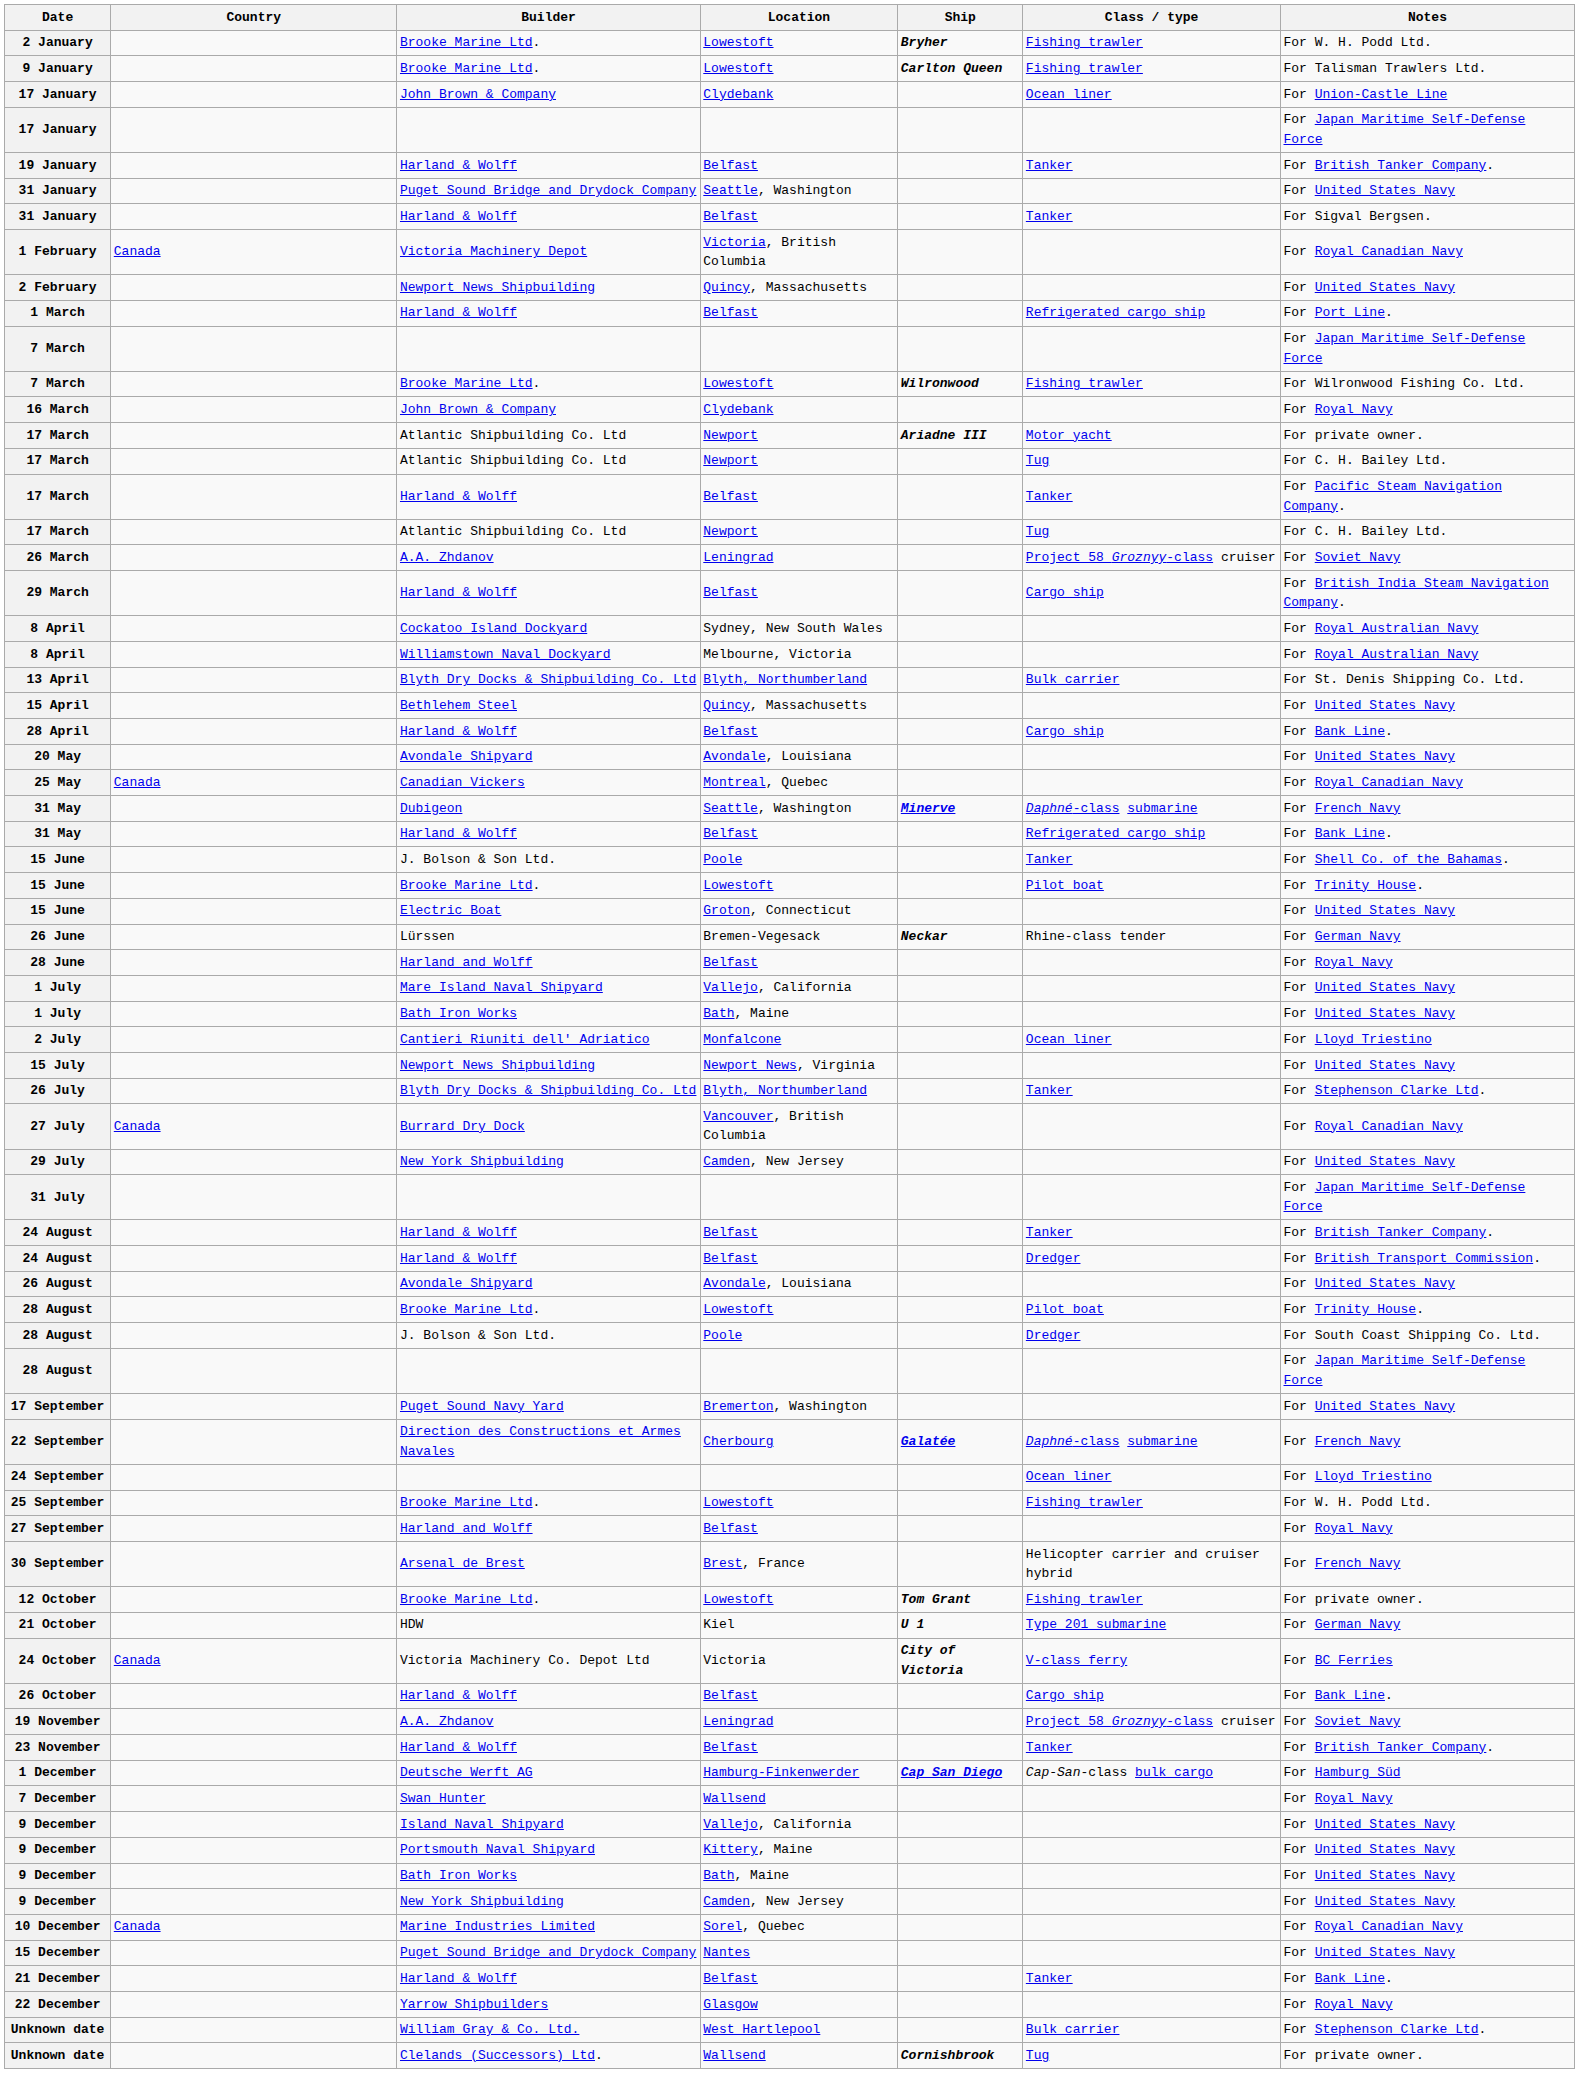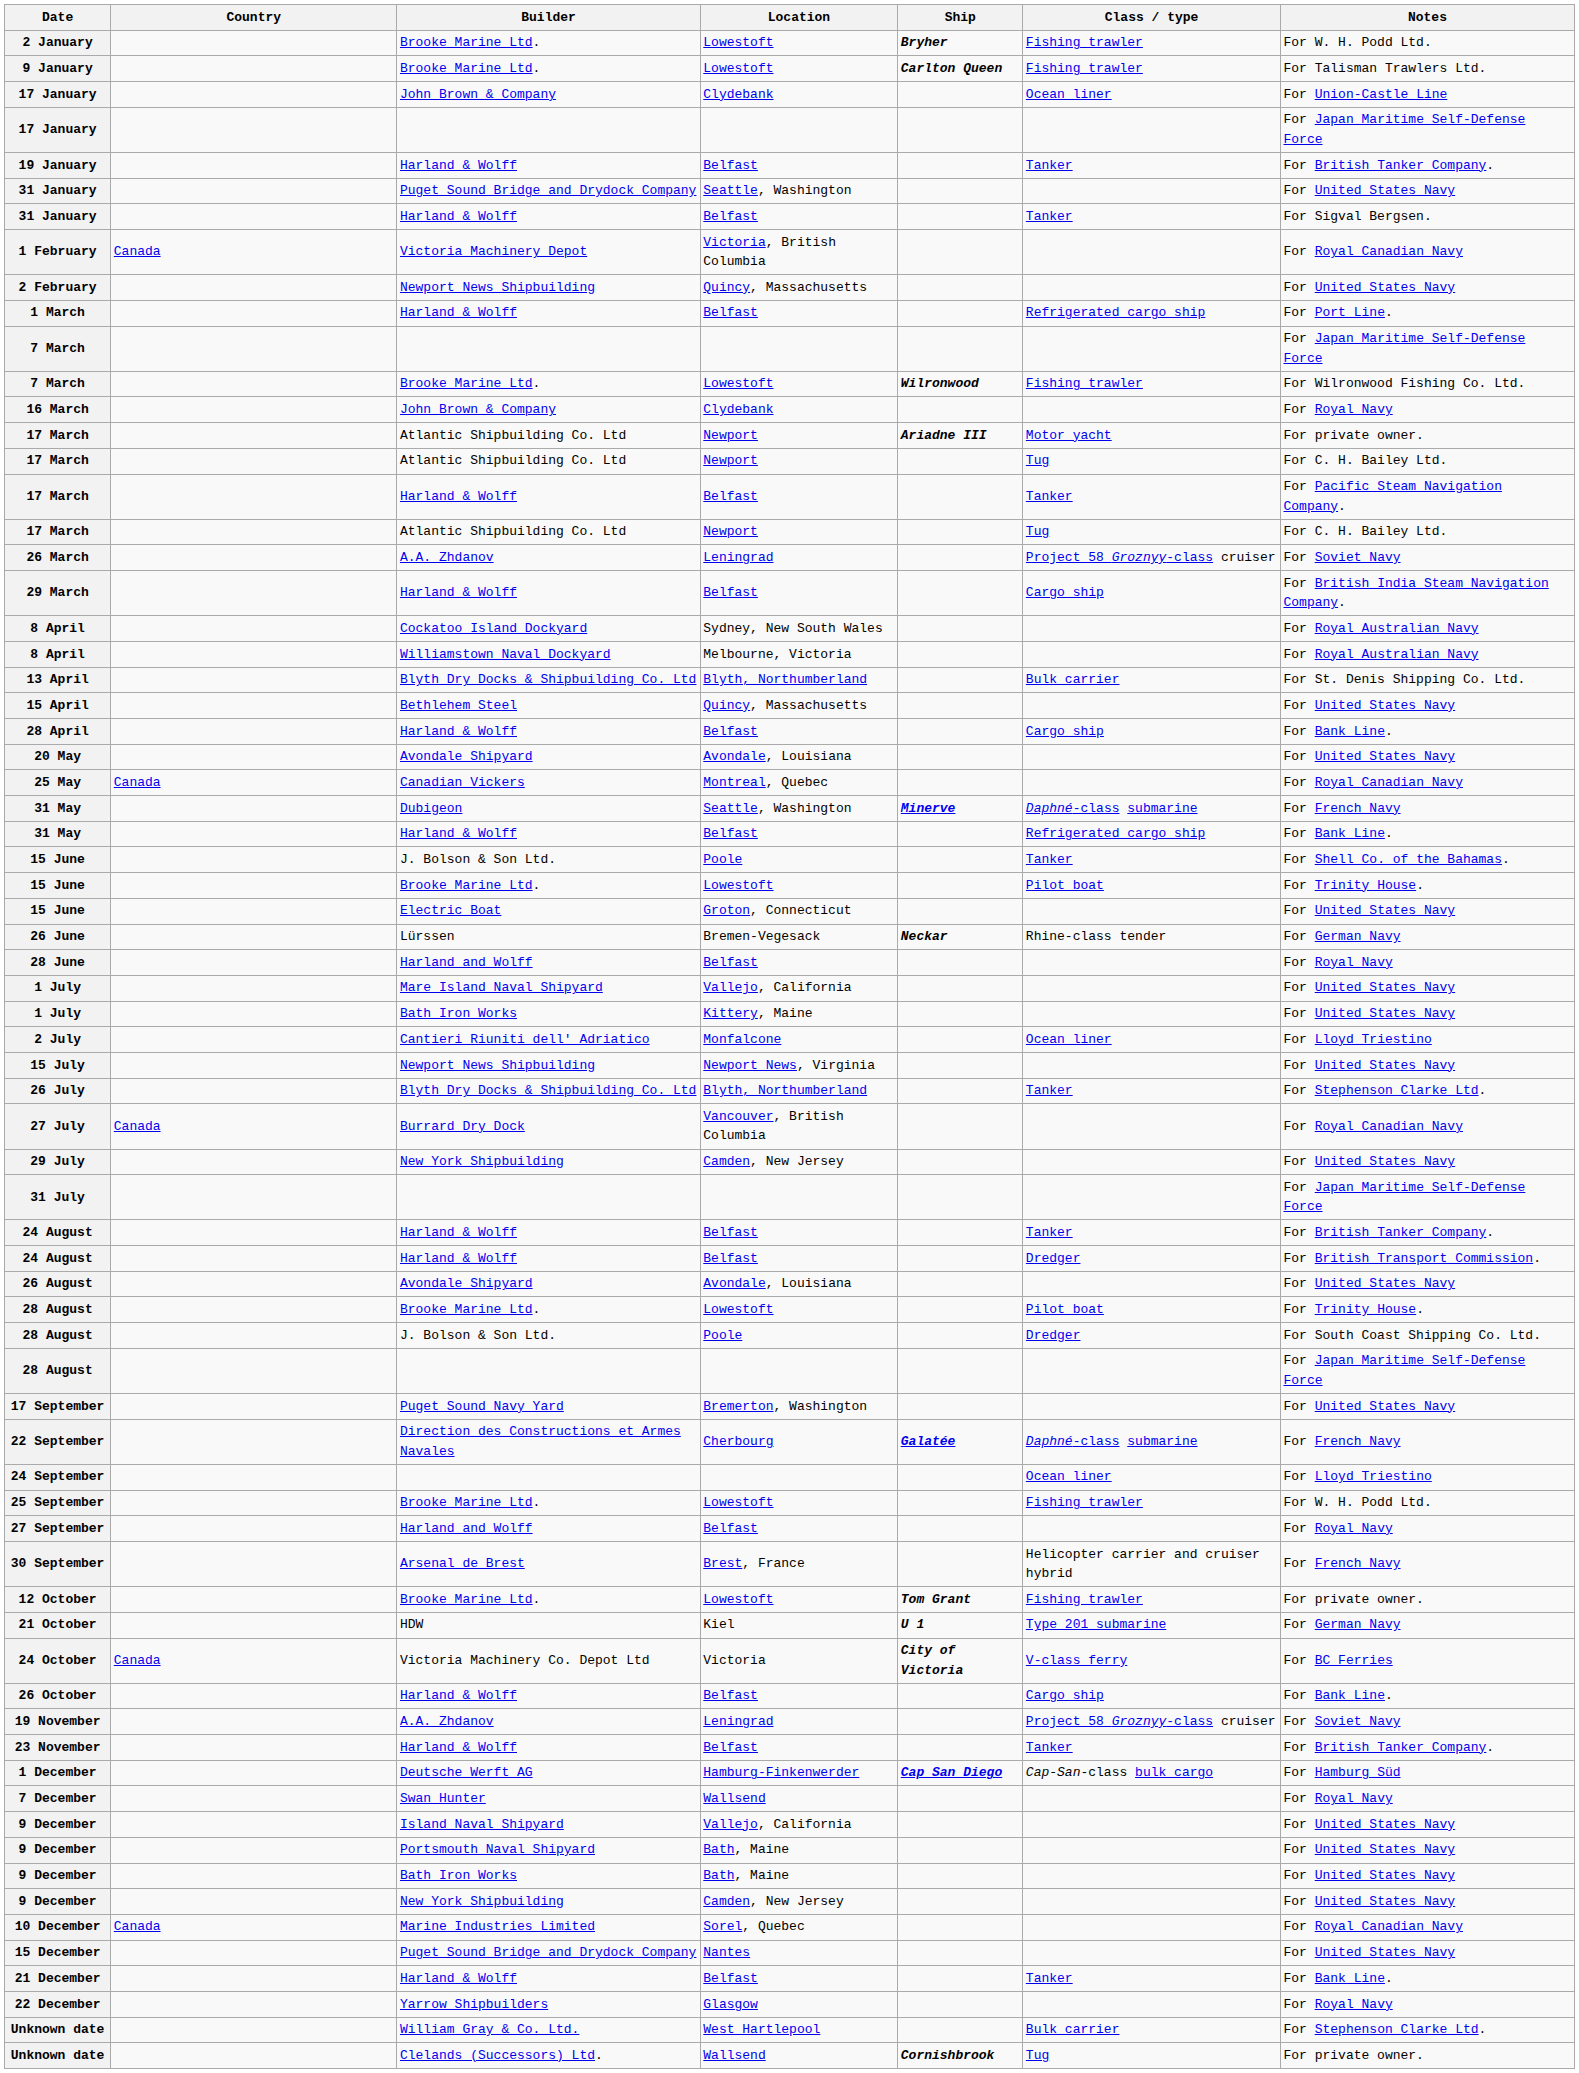(746, 1014) Bath, Maine -> (758, 1014) Kittery, Maine
(758, 1850) Kittery, Maine -> (746, 1850) Bath, Maine
